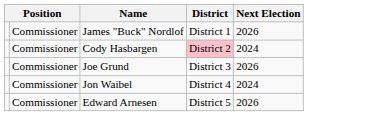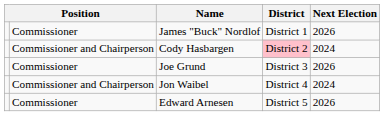(45, 48) Commissioner -> (83, 48) Commissioner and Chairperson
(45, 84) Commissioner -> (83, 84) Commissioner and Chairperson
